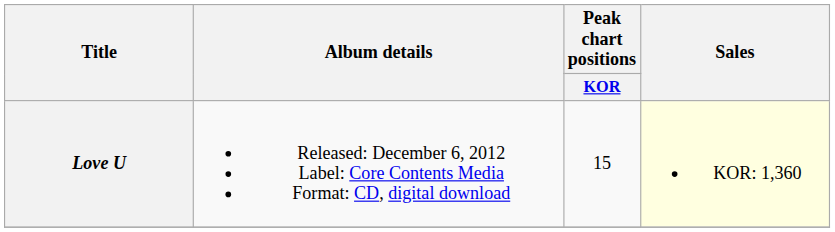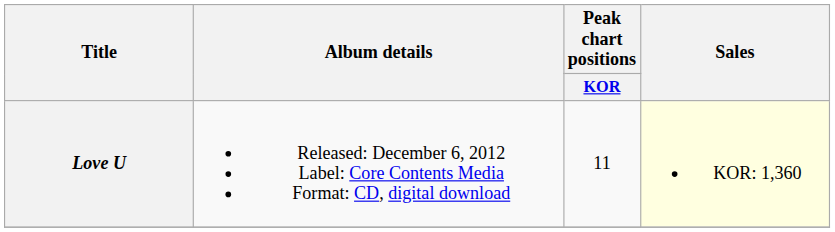(602, 163) 15 -> (602, 163) 11
